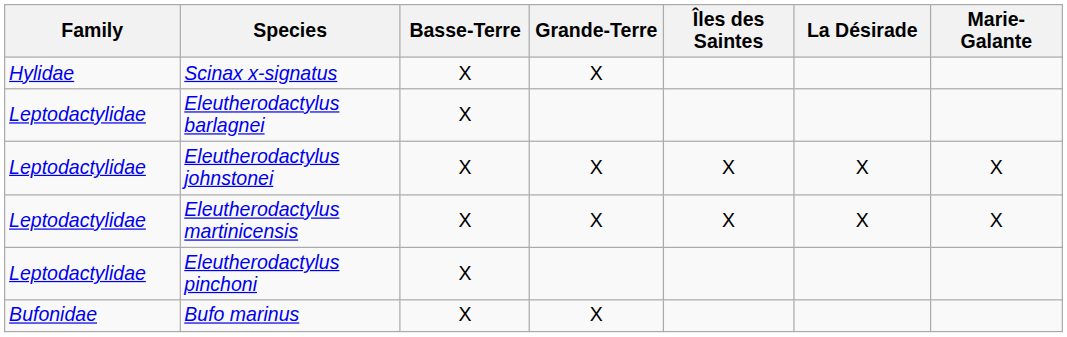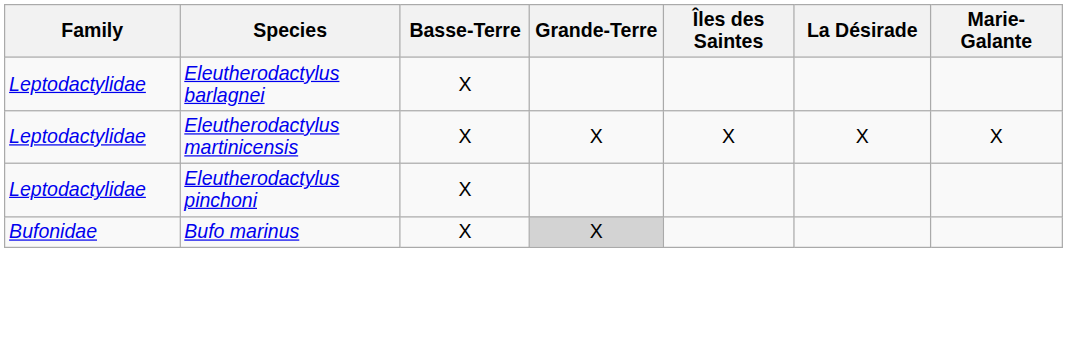- row: (261, 72)
- row: (262, 167)
(596, 315) no background -> (596, 231) lightgrey background
